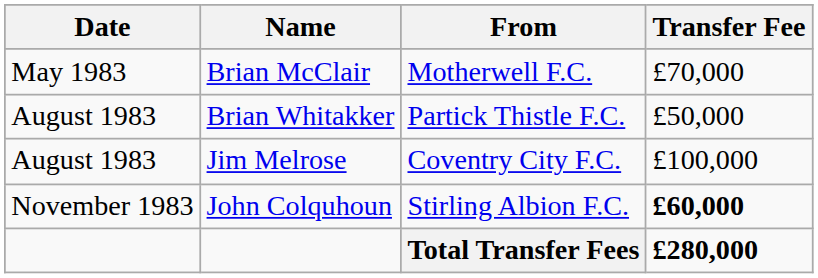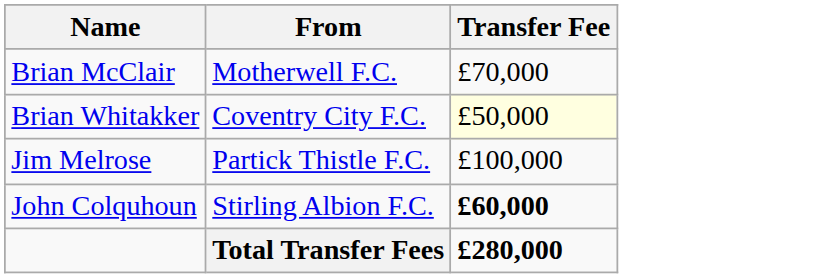- column: (102, 26)
(516, 116) Partick Thistle F.C. -> (319, 116) Coventry City F.C.
(698, 116) no background -> (503, 116) lightyellow background
(514, 160) Coventry City F.C. -> (321, 160) Partick Thistle F.C.
